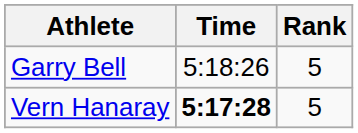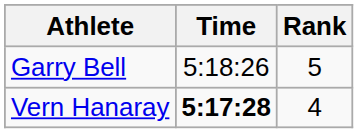(315, 108) 5 -> (315, 108) 4
